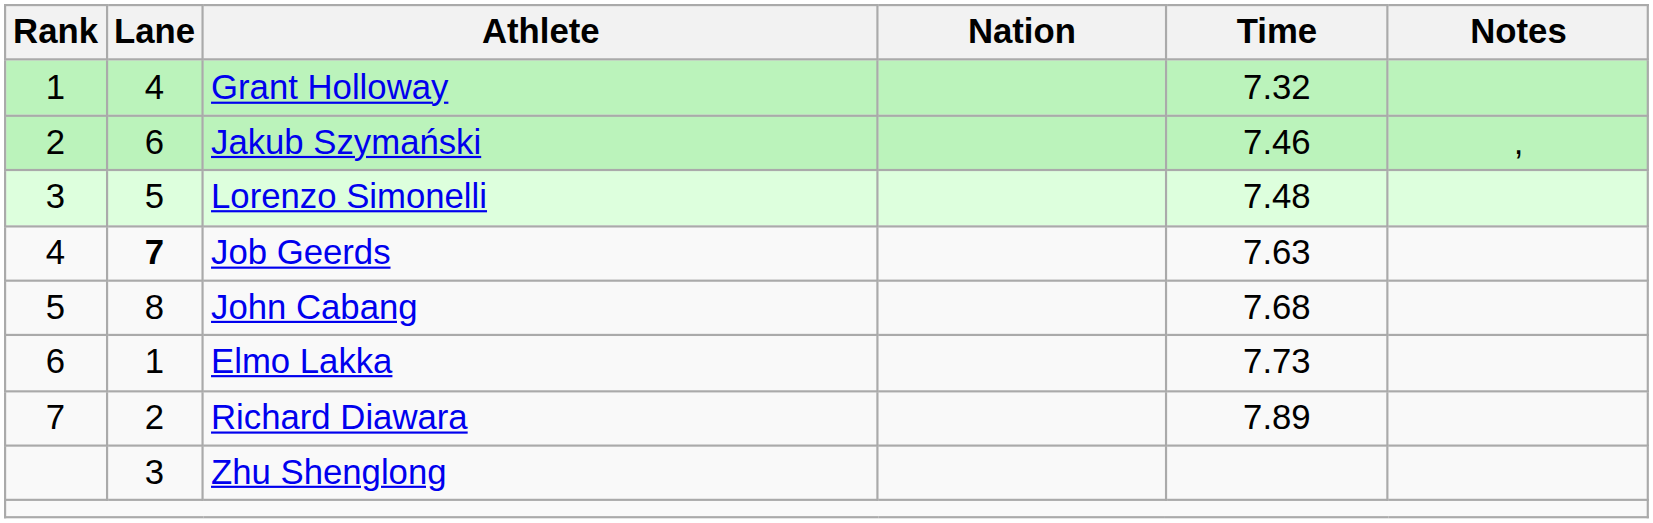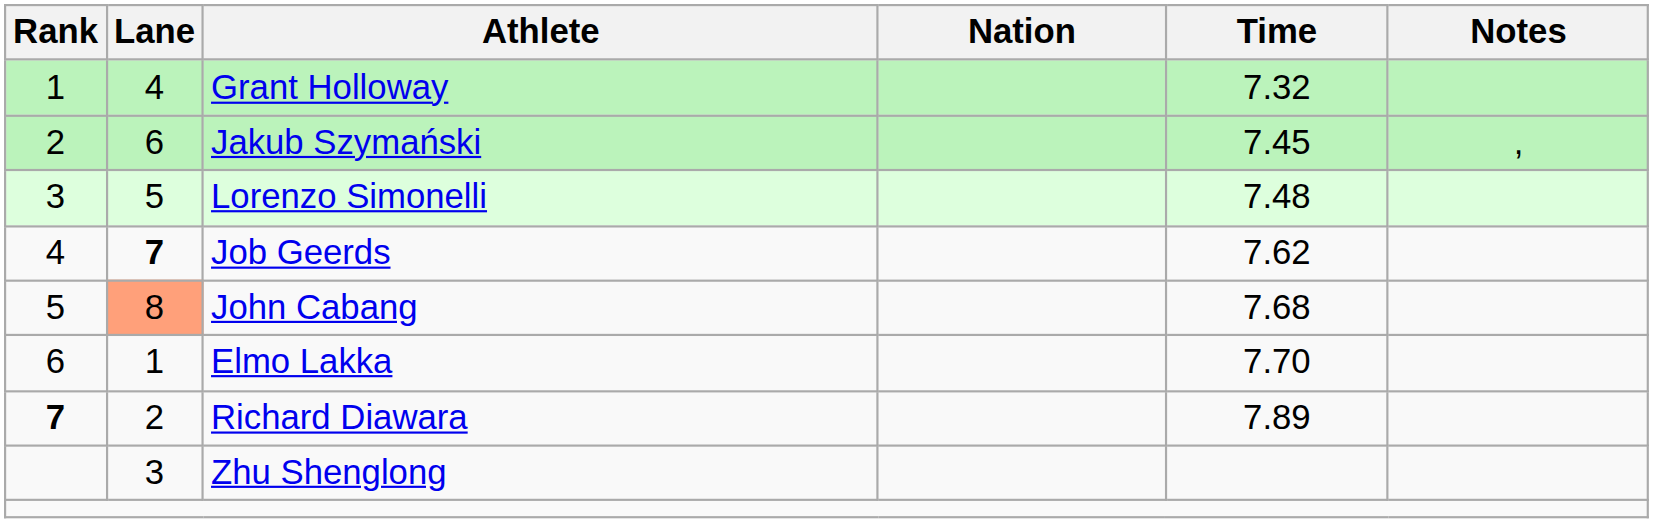(1277, 142) 7.46 -> (1277, 142) 7.45
(1277, 252) 7.63 -> (1277, 252) 7.62
(155, 307) no background -> (155, 307) lightsalmon background
(1277, 362) 7.73 -> (1277, 362) 7.70
(56, 417) normal -> (56, 417) bold
